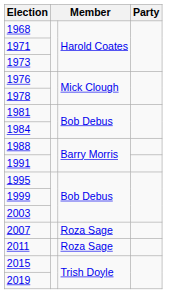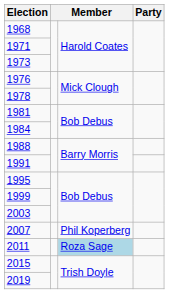(87, 230) Roza Sage -> (95, 230) Phil Koperberg
(87, 247) no background -> (87, 247) lightblue background
